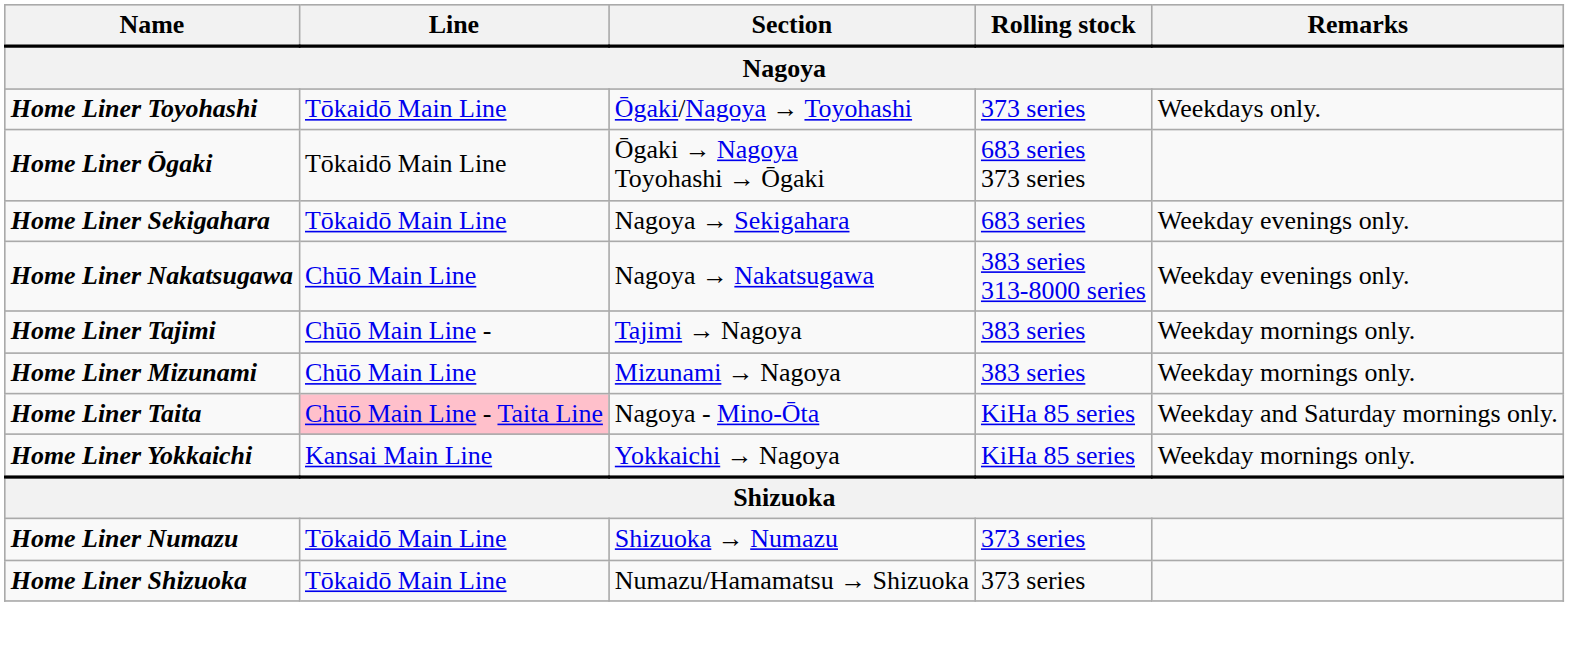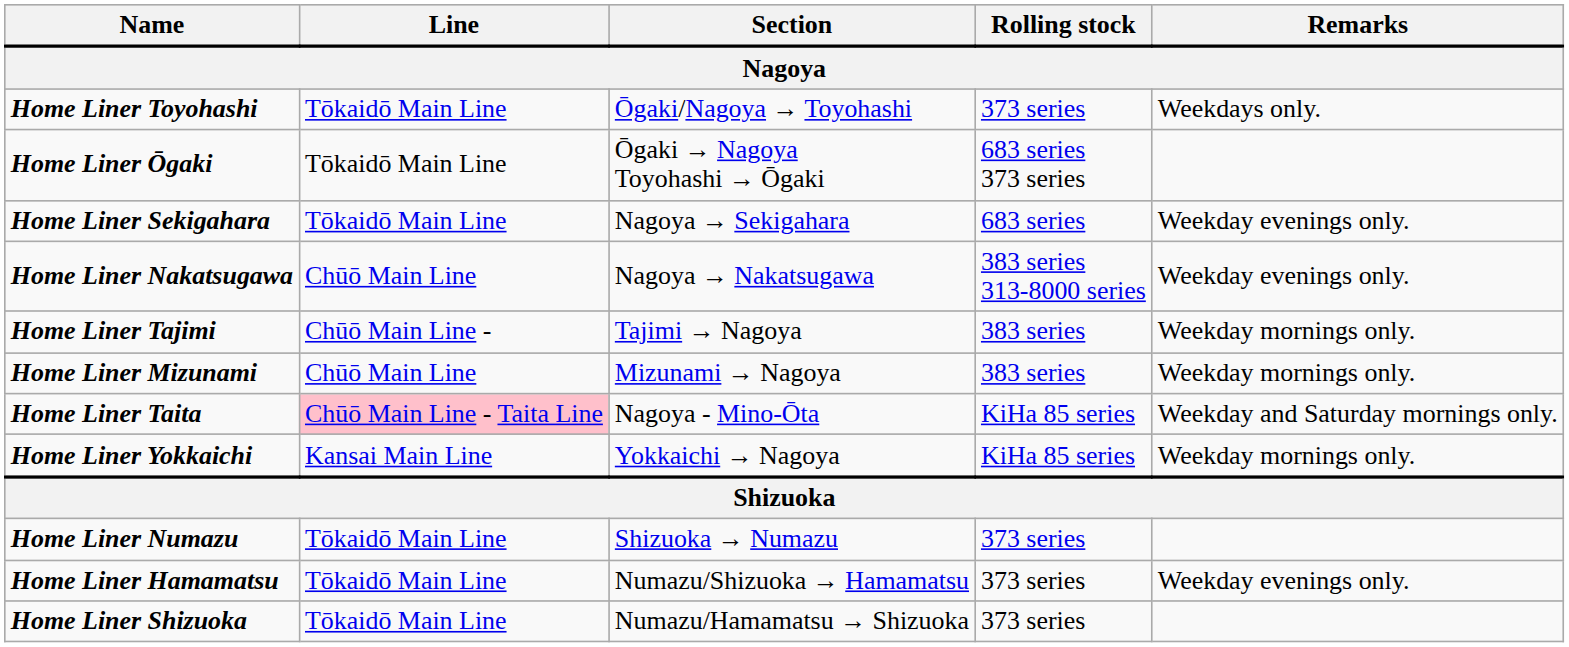+ row: (145, 579)
